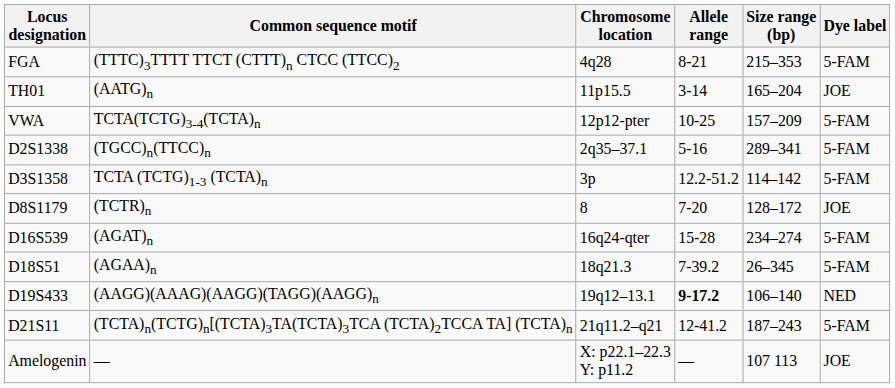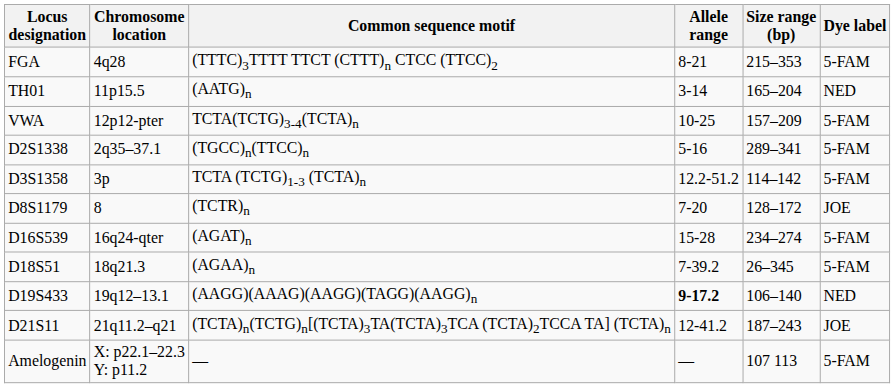columns swapped: (625, 25) <-> (333, 25)
(837, 91) JOE -> (840, 91) NED
(847, 325) 5-FAM -> (837, 325) JOE
(837, 361) JOE -> (847, 361) 5-FAM
